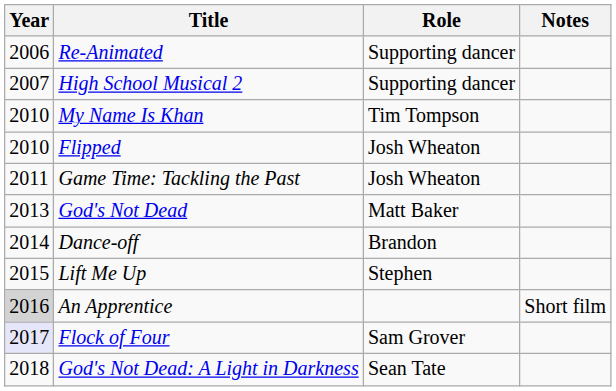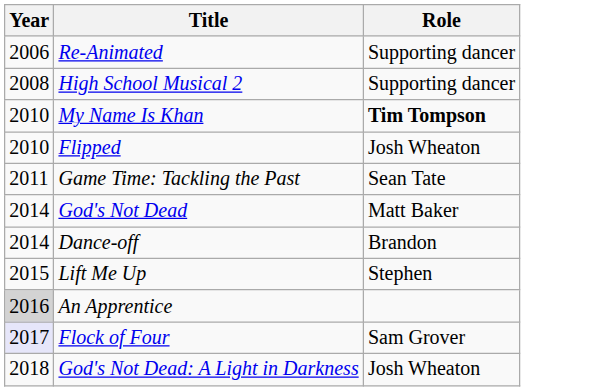- column: (565, 20)
(29, 83) 2007 -> (29, 83) 2008
(424, 115) normal -> (427, 115) bold
(424, 178) Josh Wheaton -> (407, 178) Sean Tate
(29, 210) 2013 -> (29, 210) 2014
(407, 369) Sean Tate -> (424, 369) Josh Wheaton
